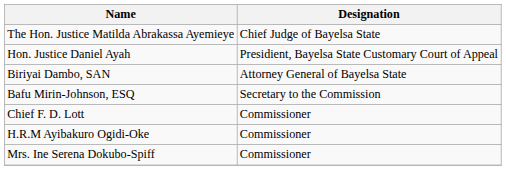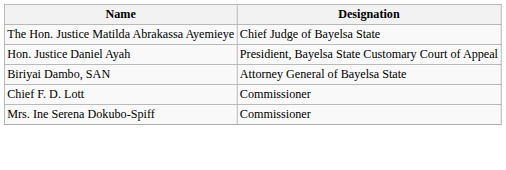- row: (71, 94)
- row: (78, 135)
